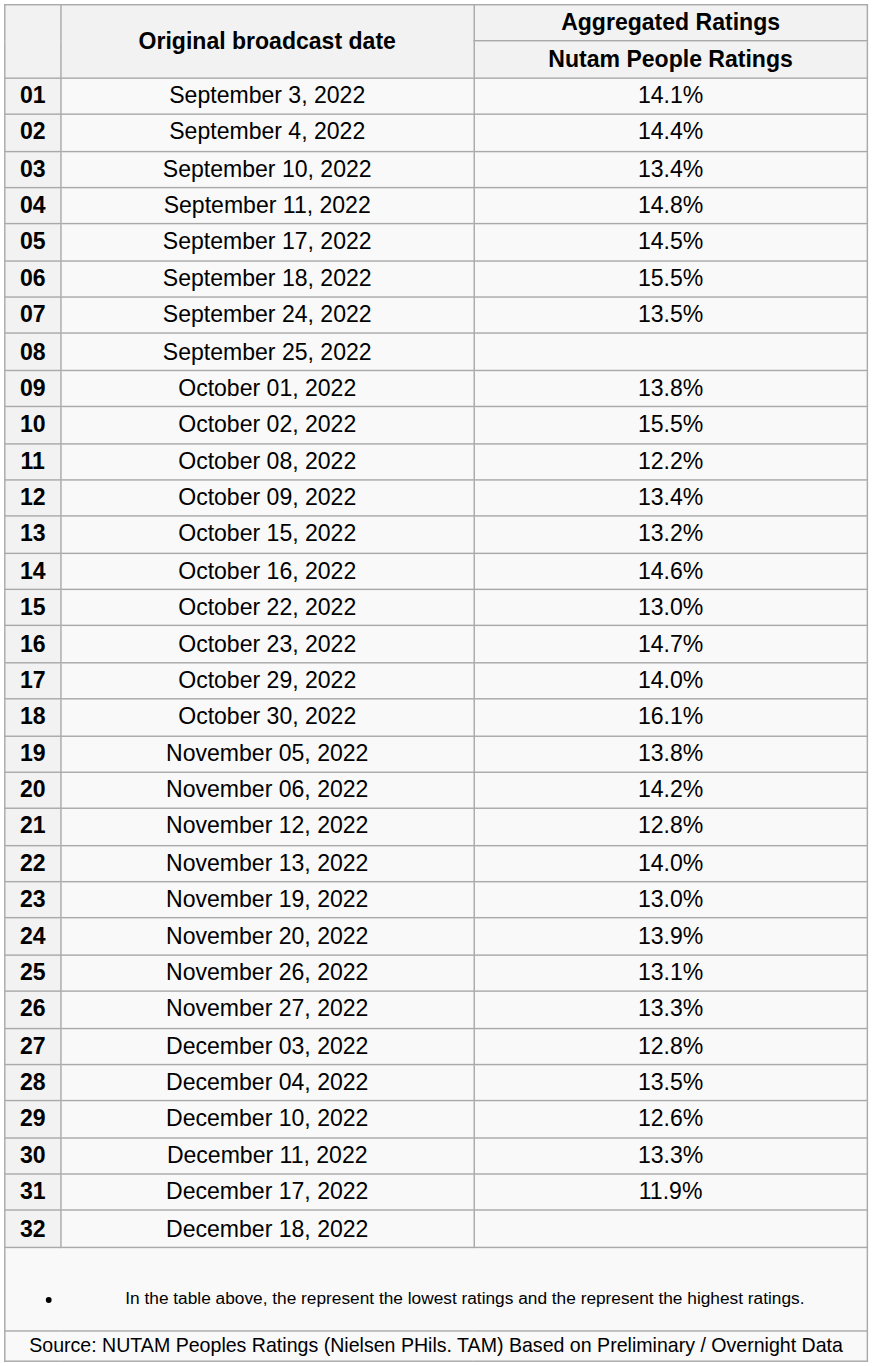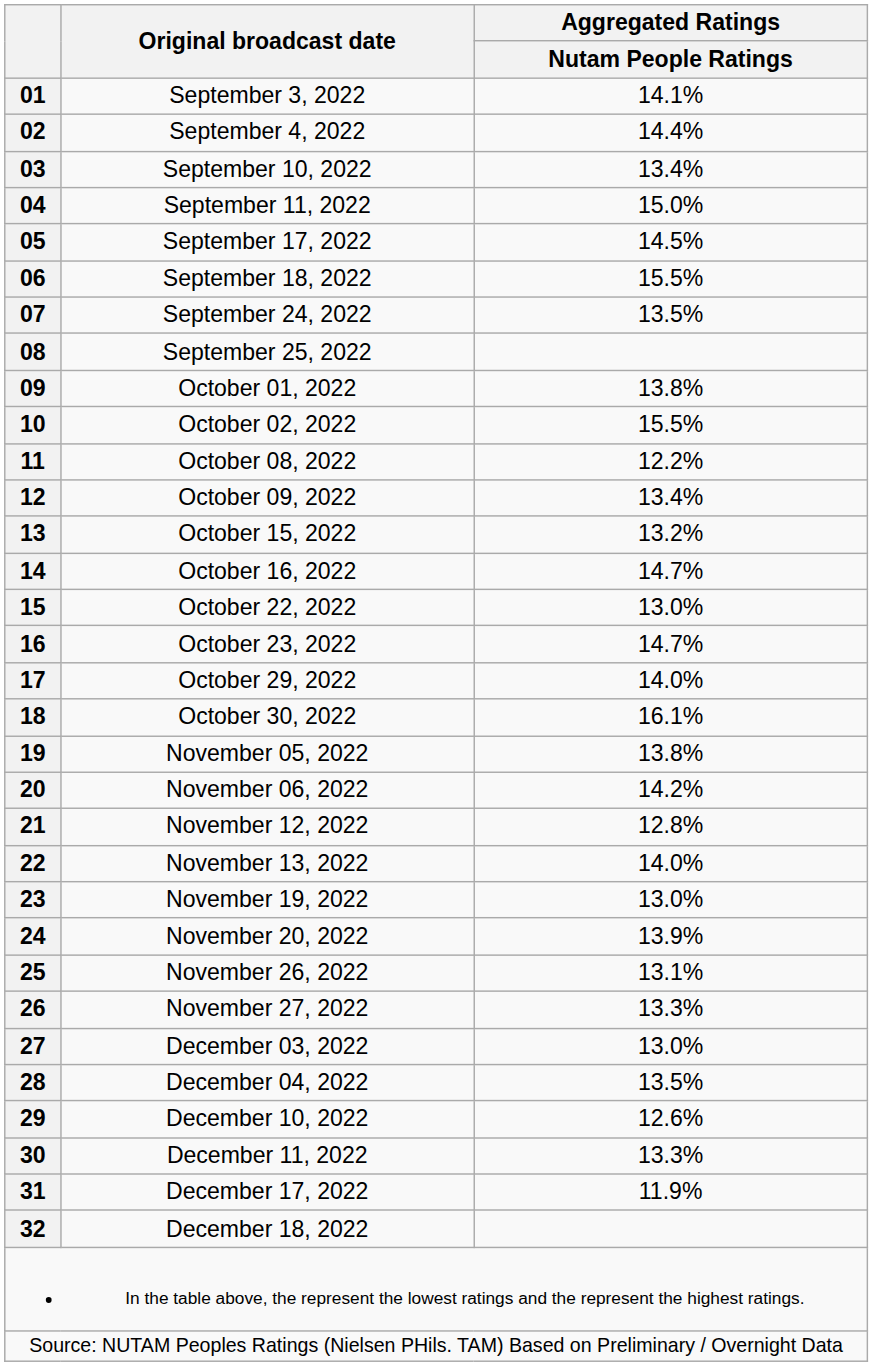(671, 205) 14.8% -> (671, 205) 15.0%
(671, 570) 14.6% -> (671, 570) 14.7%
(671, 1045) 12.8% -> (671, 1045) 13.0%
